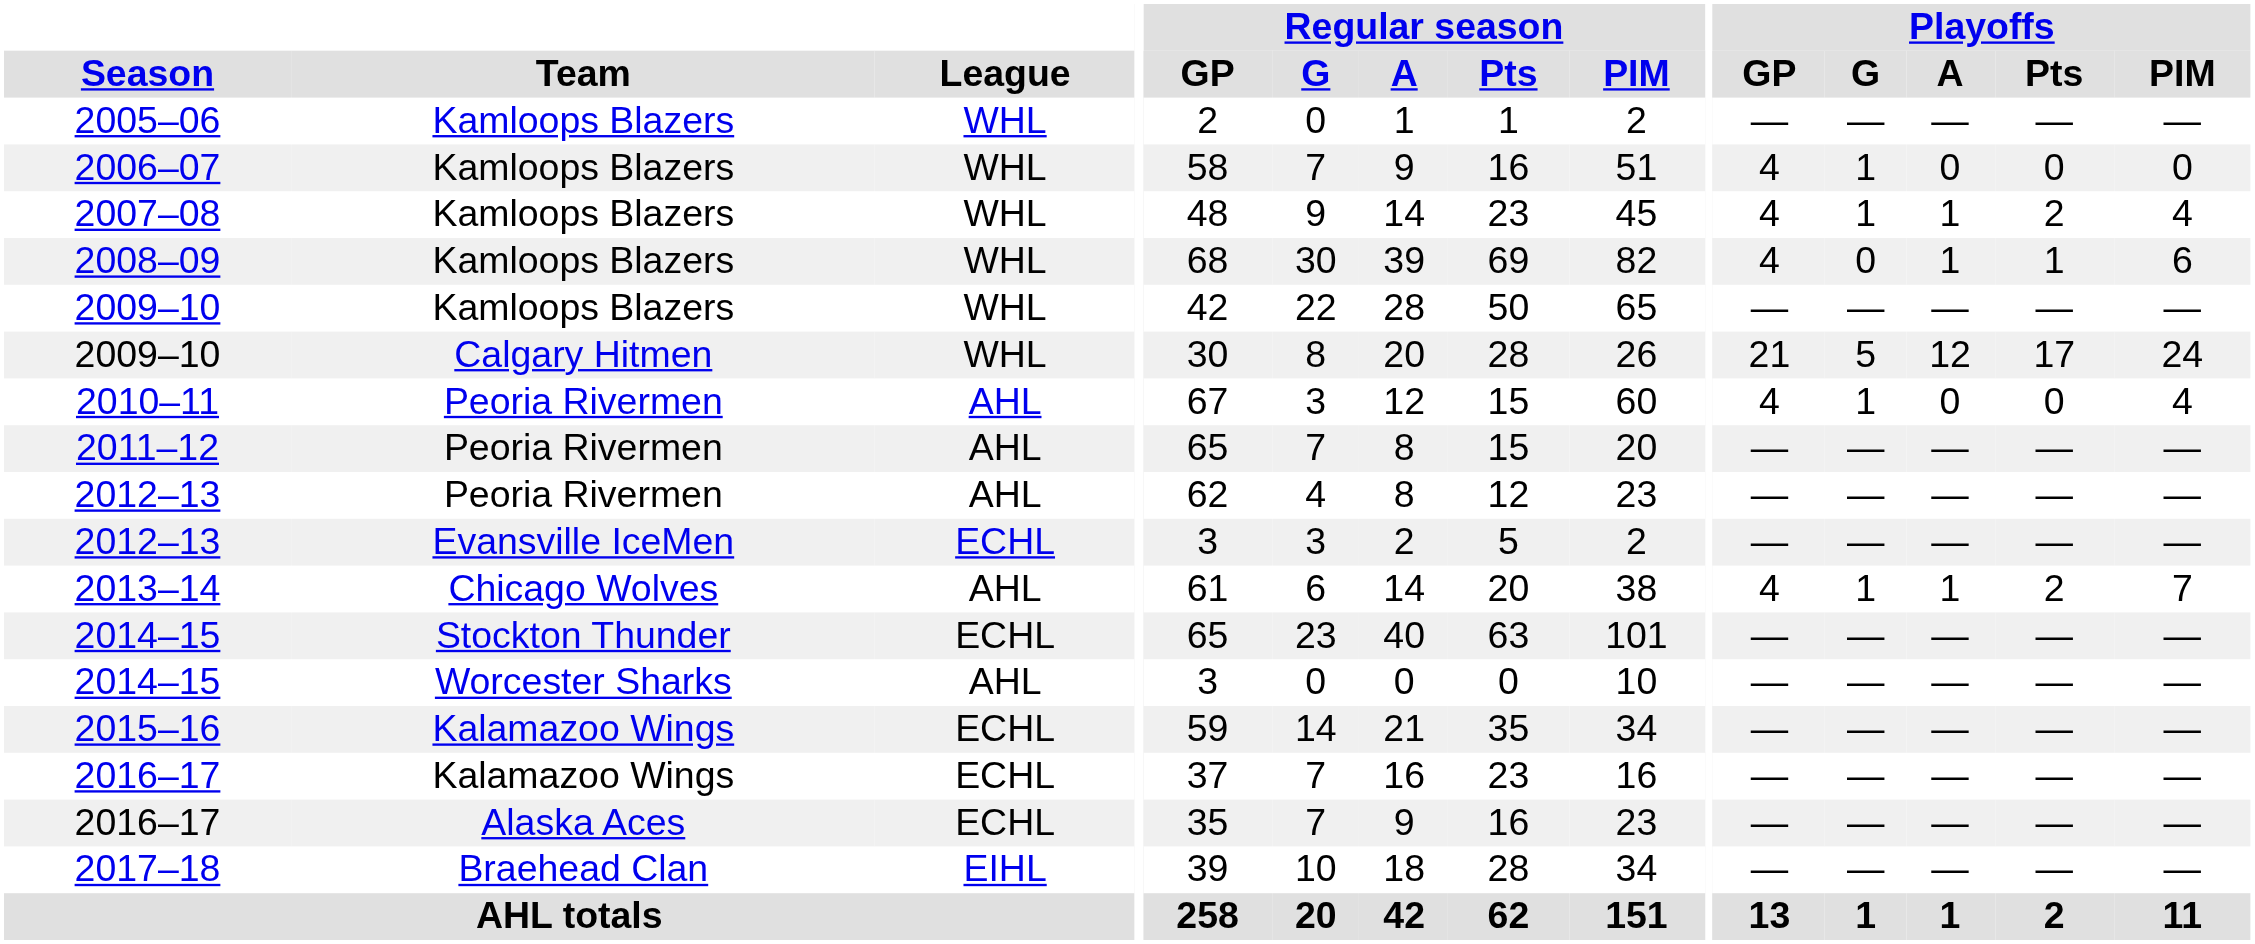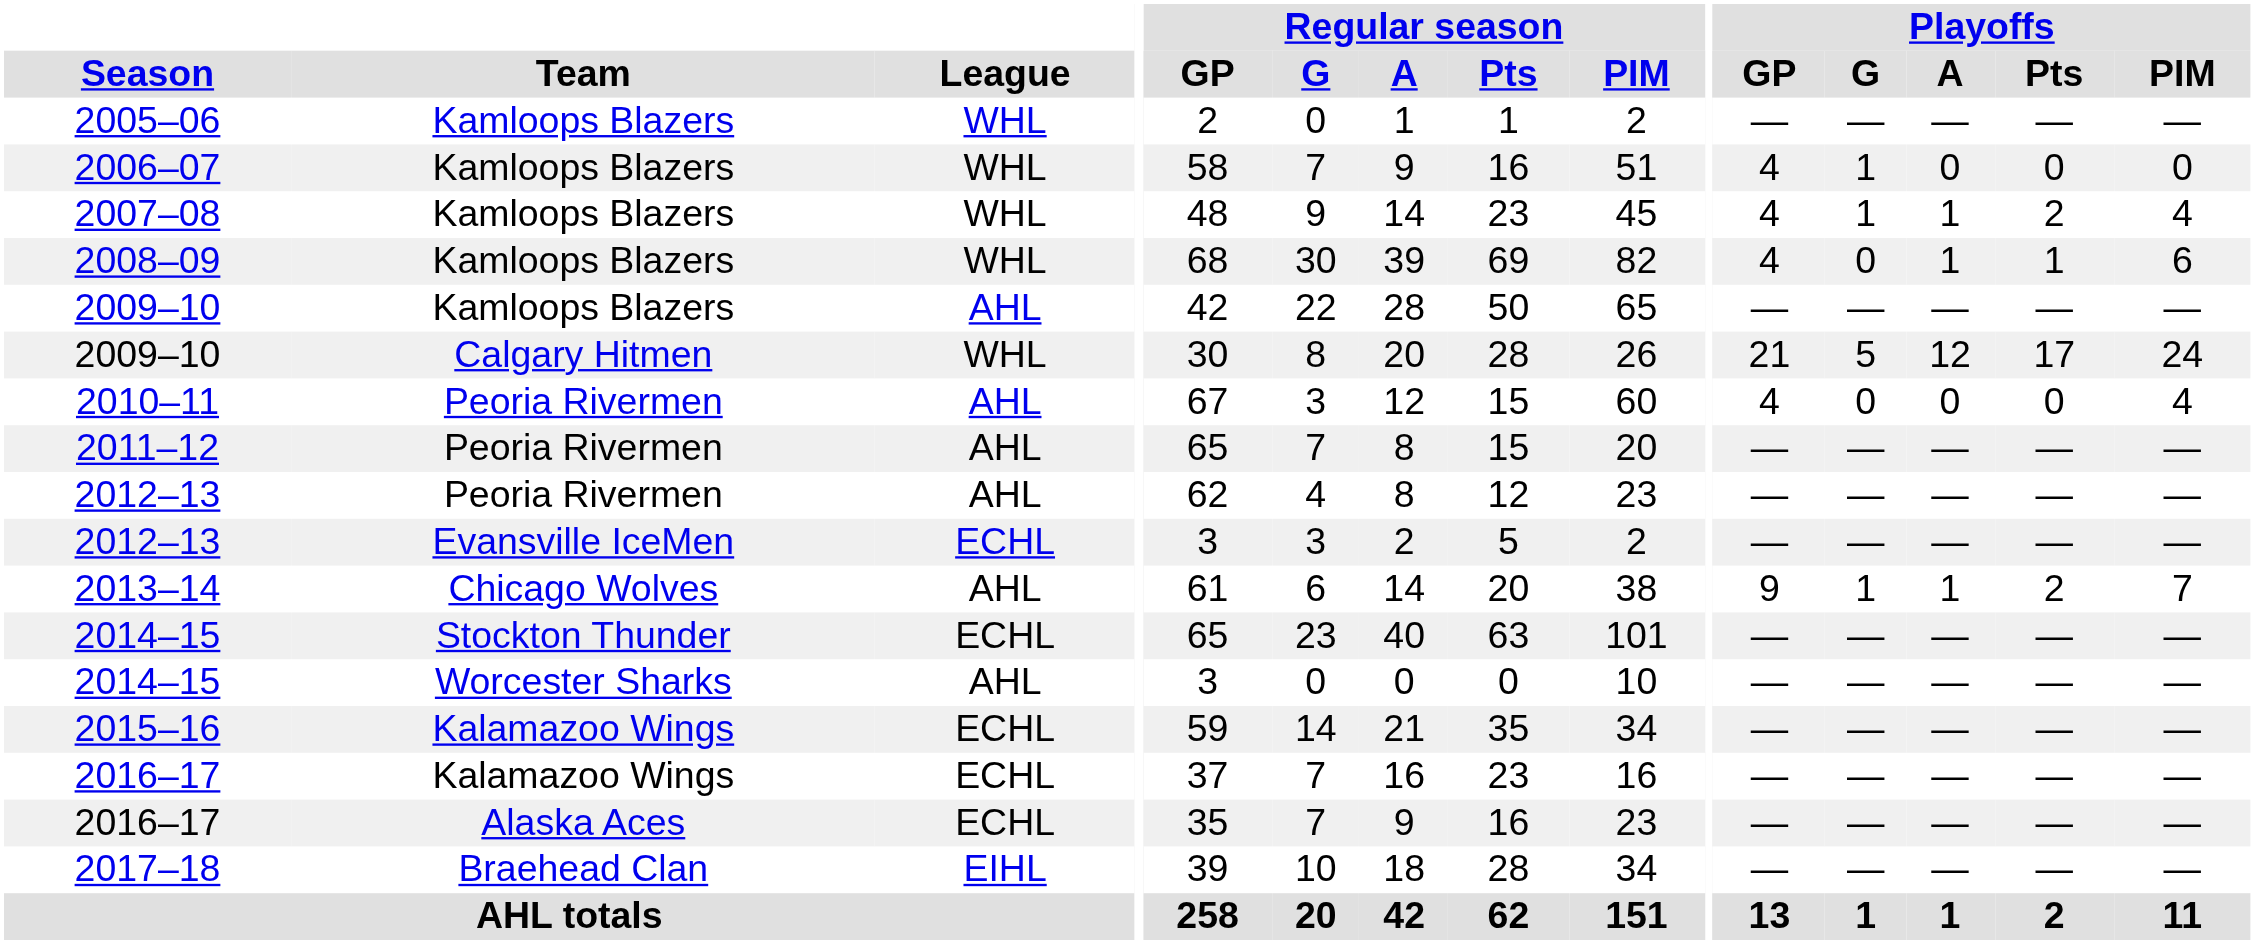(1005, 307) WHL -> (1005, 307) AHL
(1866, 401) 1 -> (1866, 401) 0
(1769, 588) 4 -> (1769, 588) 9
